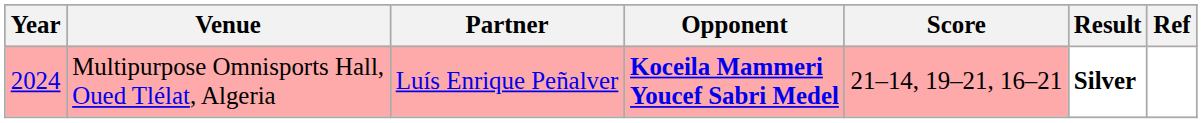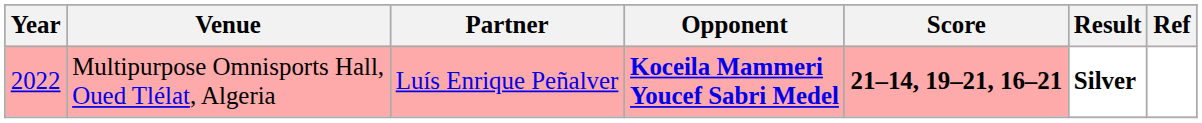(36, 81) 2024 -> (36, 81) 2022
(956, 81) normal -> (956, 81) bold
